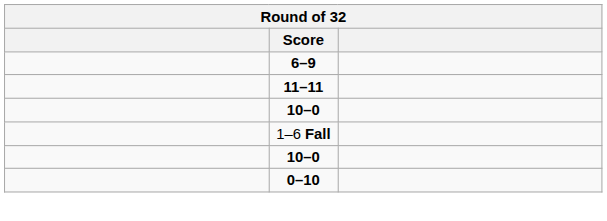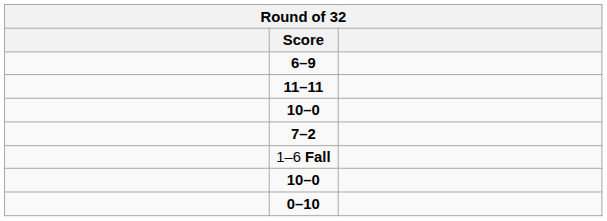+ row: (137, 134)
